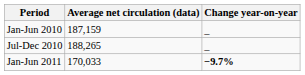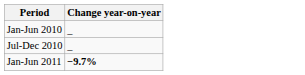- column: (133, 12)
